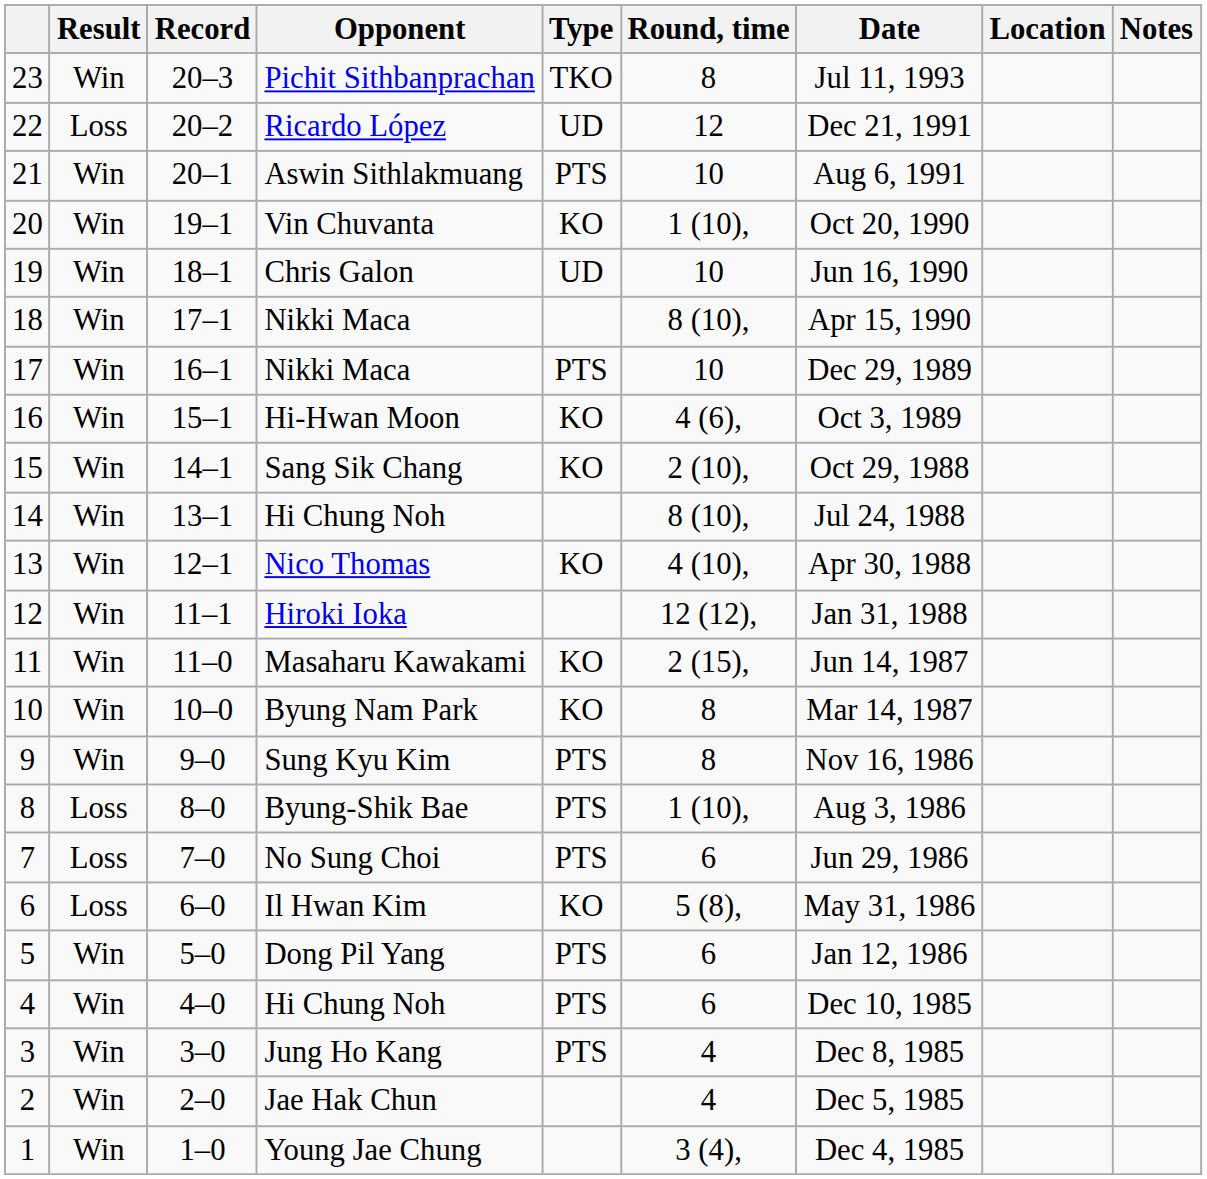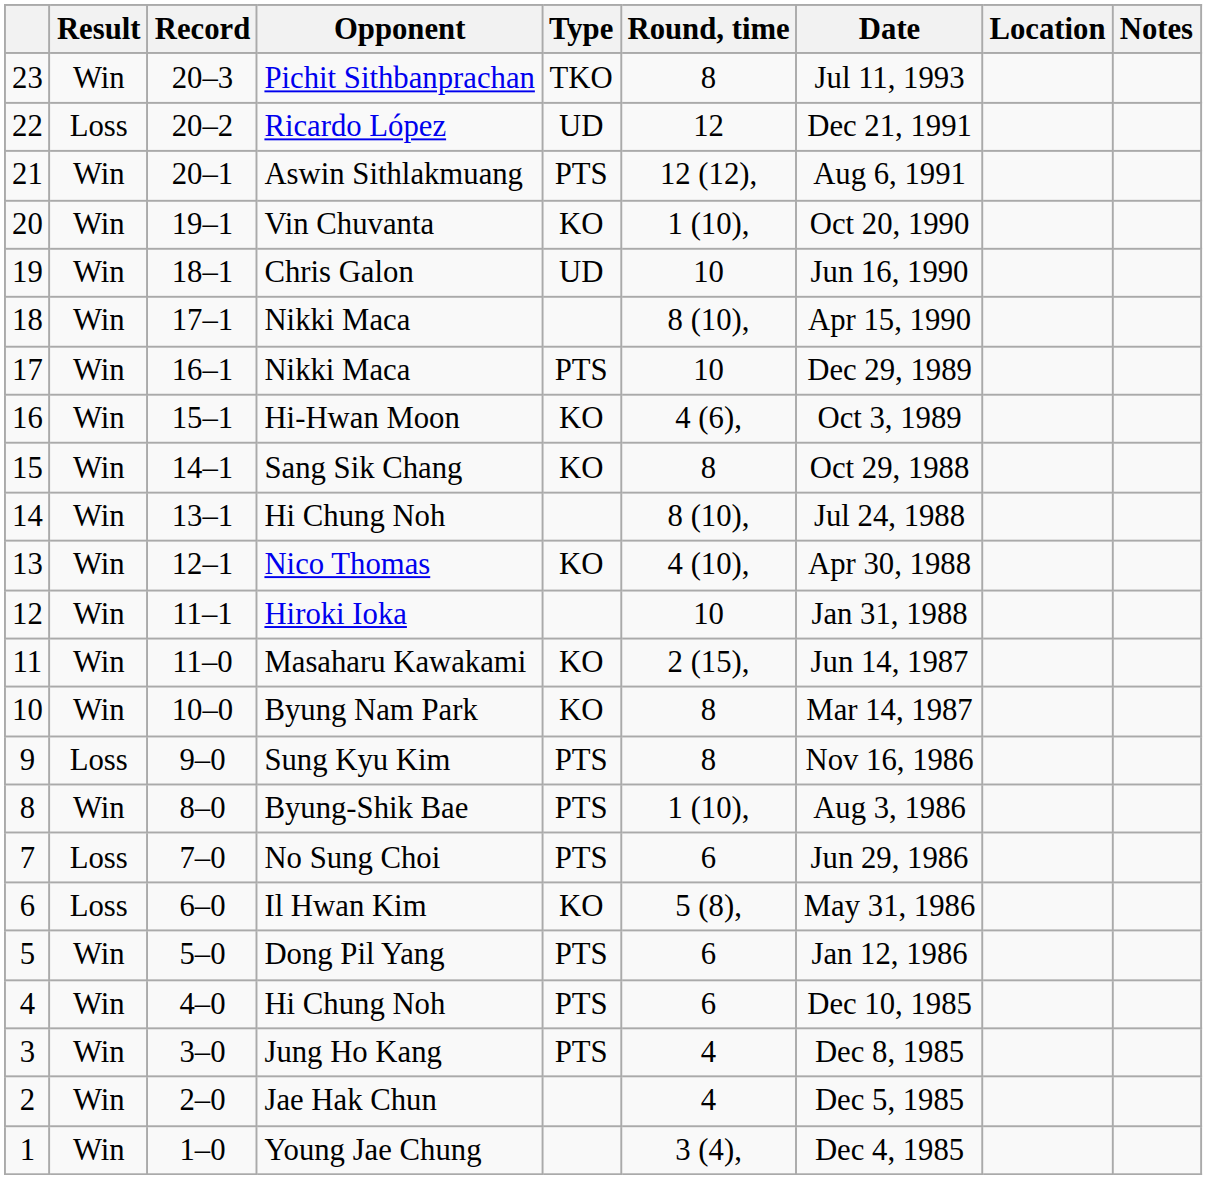(709, 175) 10 -> (709, 175) 12 (12),
(709, 467) 2 (10), -> (709, 467) 8
(709, 613) 12 (12), -> (709, 613) 10
(99, 759) Win -> (99, 759) Loss
(99, 808) Loss -> (99, 808) Win
